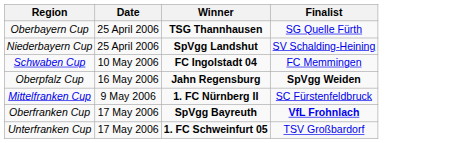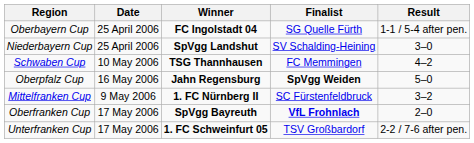+ column: (424, 12)
(216, 29) TSG Thannhausen -> (216, 29) FC Ingolstadt 04
(216, 63) FC Ingolstadt 04 -> (216, 63) TSG Thannhausen
